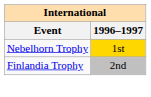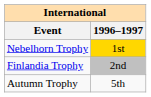+ row: (42, 83)
